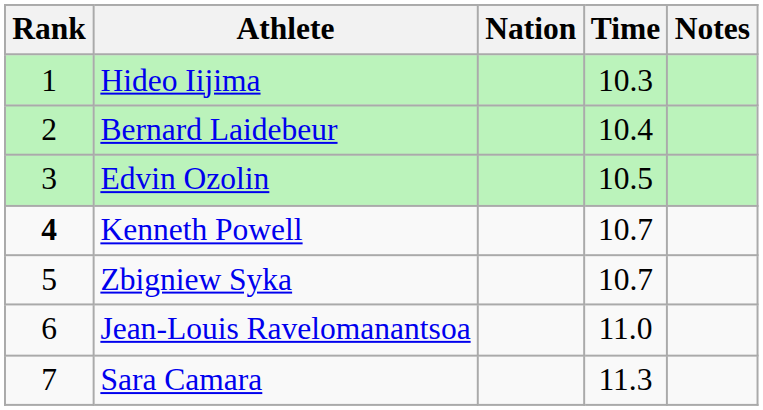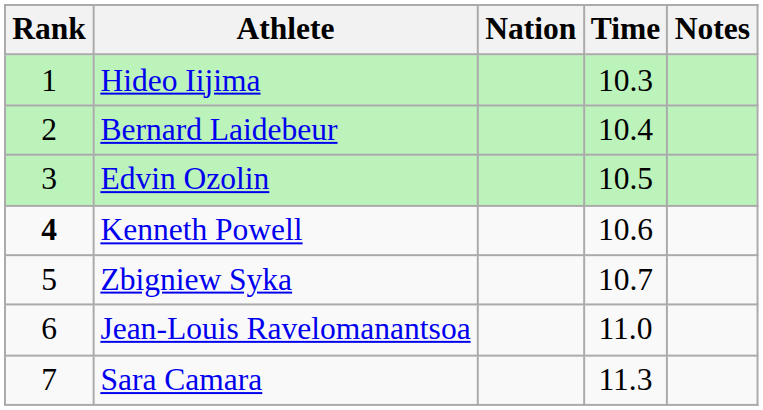(626, 229) 10.7 -> (626, 229) 10.6
